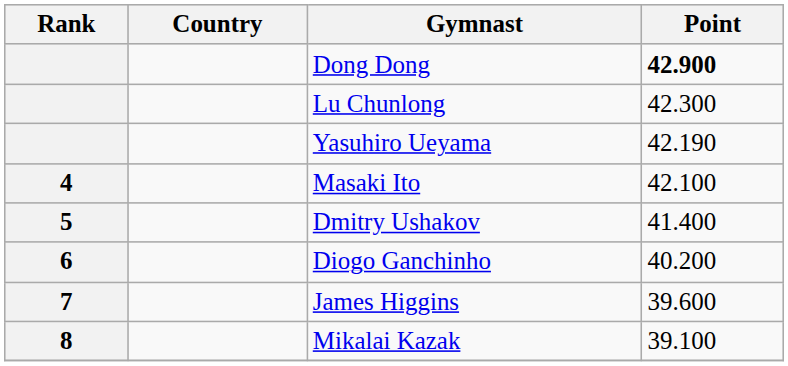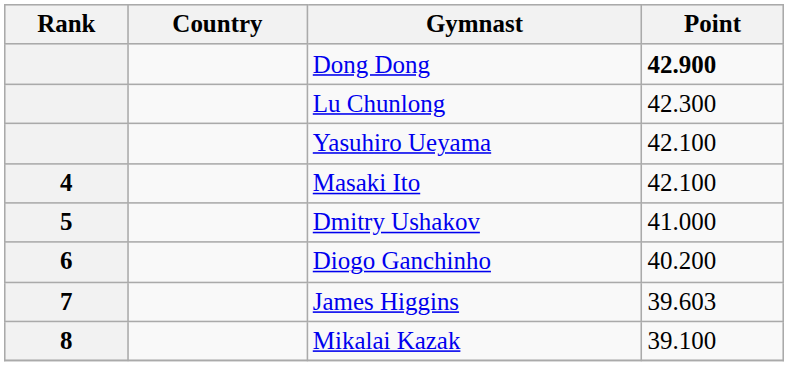(682, 143) 42.190 -> (682, 143) 42.100
(682, 222) 41.400 -> (682, 222) 41.000
(682, 301) 39.600 -> (682, 301) 39.603
